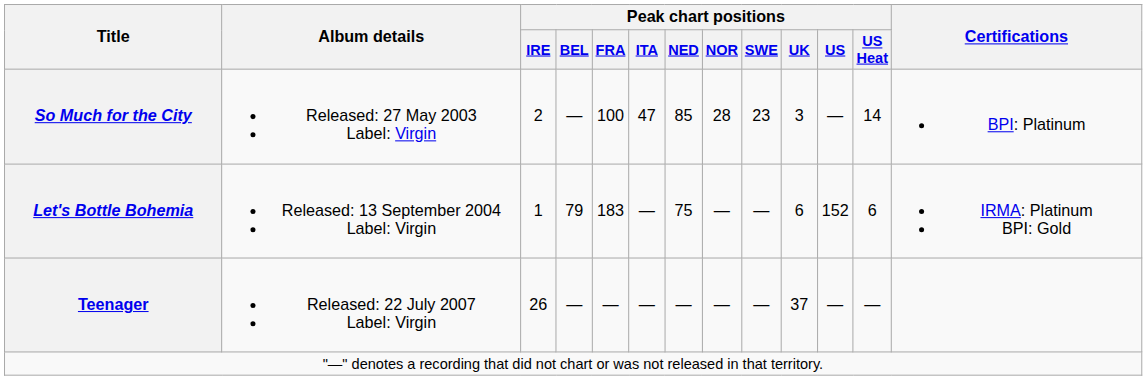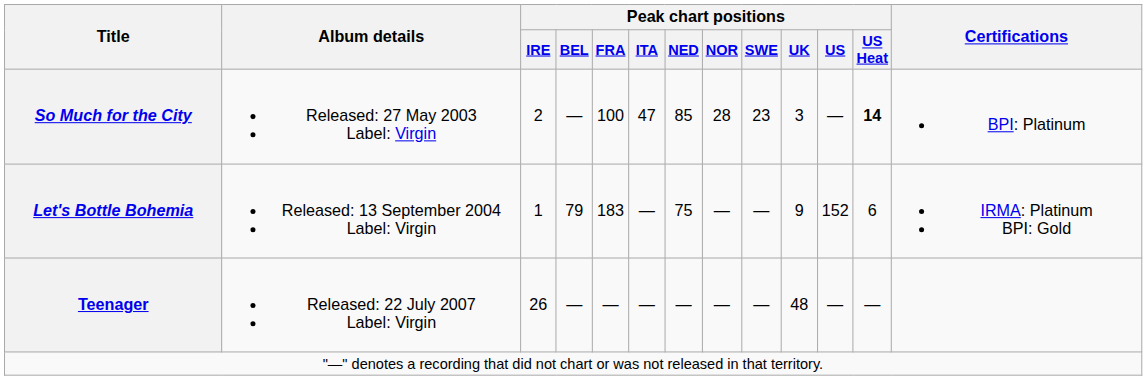(872, 116) normal -> (872, 116) bold
(799, 210) 6 -> (799, 210) 9
(799, 305) 37 -> (799, 305) 48
